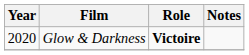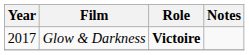(22, 38) 2020 -> (22, 38) 2017
